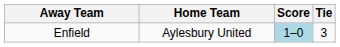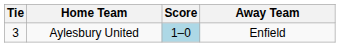columns swapped: (324, 13) <-> (72, 13)
